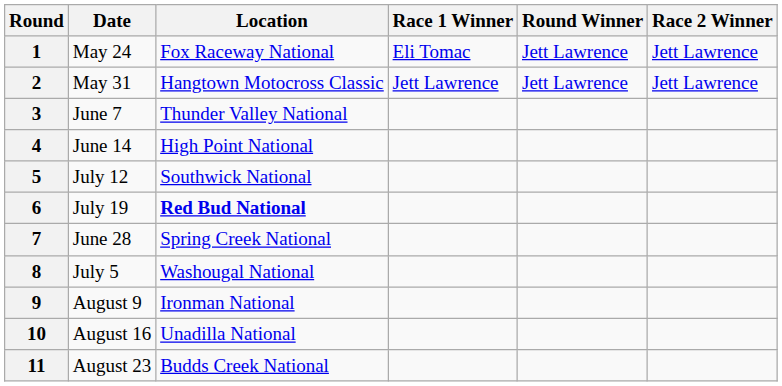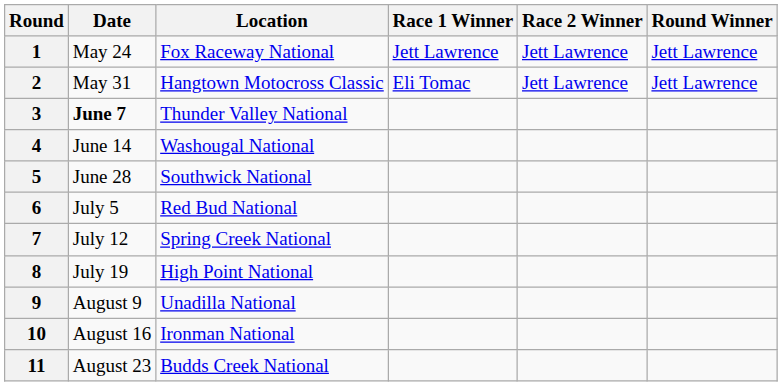columns swapped: (712, 20) <-> (583, 20)
(432, 51) Eli Tomac -> (446, 51) Jett Lawrence
(446, 83) Jett Lawrence -> (432, 83) Eli Tomac
(97, 114) normal -> (99, 114) bold
(237, 145) High Point National -> (237, 145) Washougal National
(100, 176) July 12 -> (102, 176) June 28
(100, 208) July 19 -> (96, 208) July 5
(233, 208) bold -> (229, 208) normal
(102, 239) June 28 -> (100, 239) July 12
(96, 270) July 5 -> (100, 270) July 19
(237, 270) Washougal National -> (237, 270) High Point National
(227, 302) Ironman National -> (228, 302) Unadilla National
(228, 333) Unadilla National -> (227, 333) Ironman National
